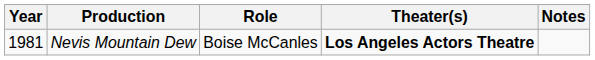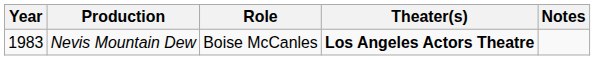(26, 42) 1981 -> (26, 42) 1983
